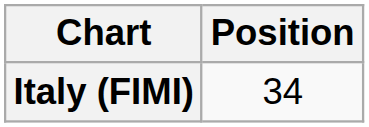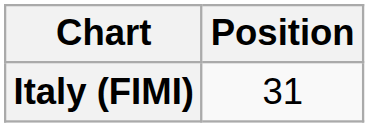(283, 91) 34 -> (283, 91) 31
